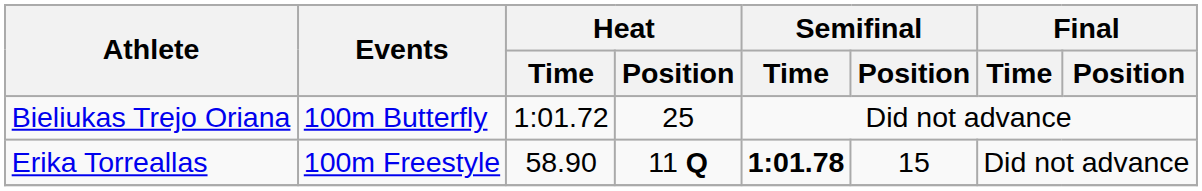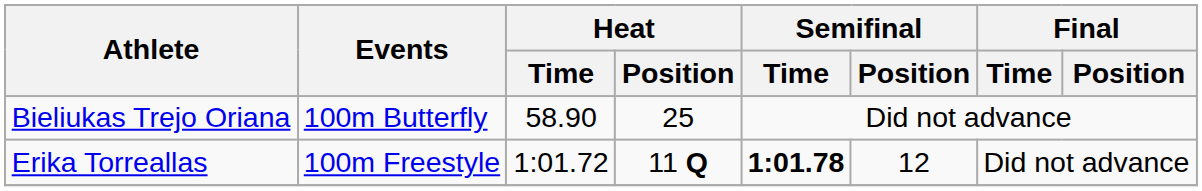(561, 118) 1:01.72 -> (561, 118) 58.90
(561, 163) 58.90 -> (561, 163) 1:01.72
(914, 163) 15 -> (914, 163) 12
